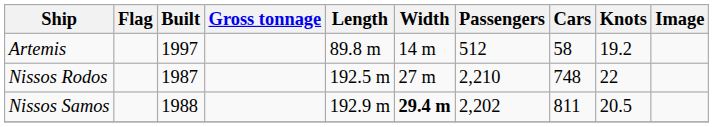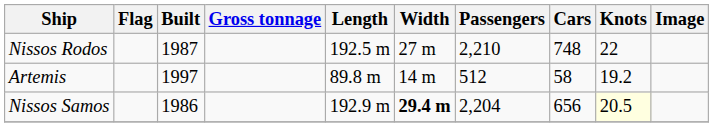rows swapped: (37, 48) <-> (58, 77)
(180, 106) 1988 -> (180, 106) 1986
(480, 106) 2,202 -> (480, 106) 2,204
(567, 106) 811 -> (567, 106) 656
(616, 106) no background -> (616, 106) lightyellow background
